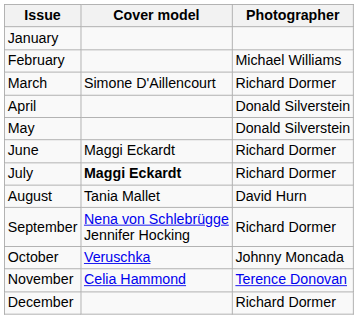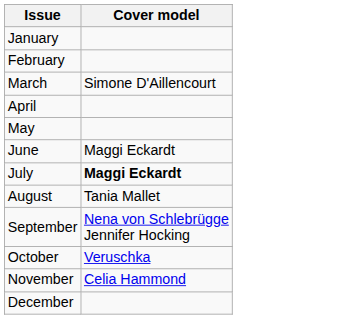- column: (293, 15)
